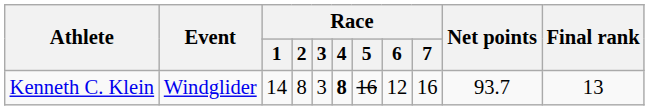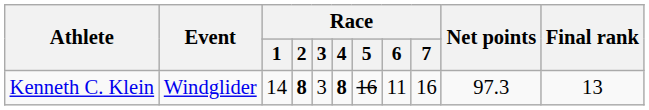(302, 87) normal -> (302, 87) bold
(397, 87) 12 -> (397, 87) 11
(492, 87) 93.7 -> (491, 87) 97.3
